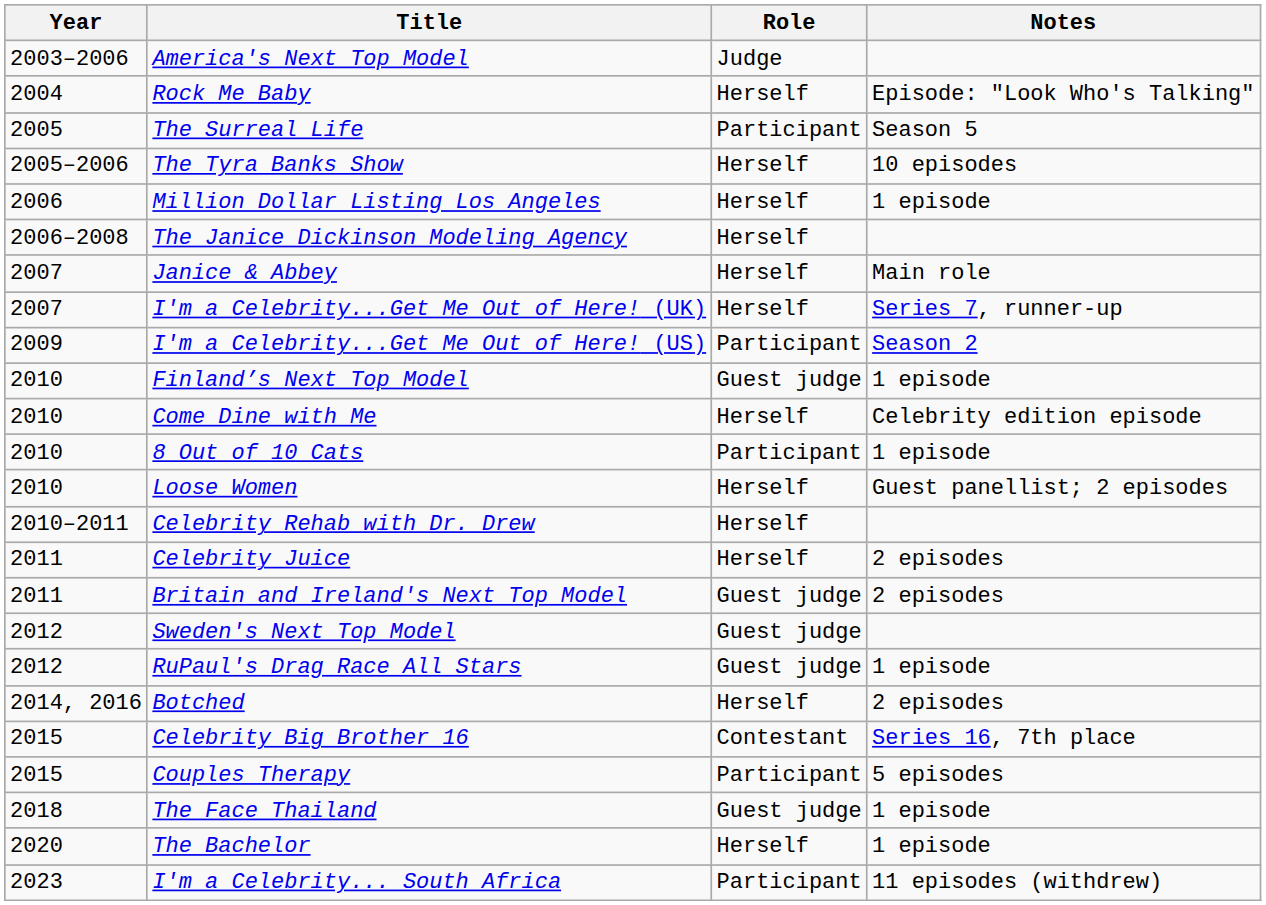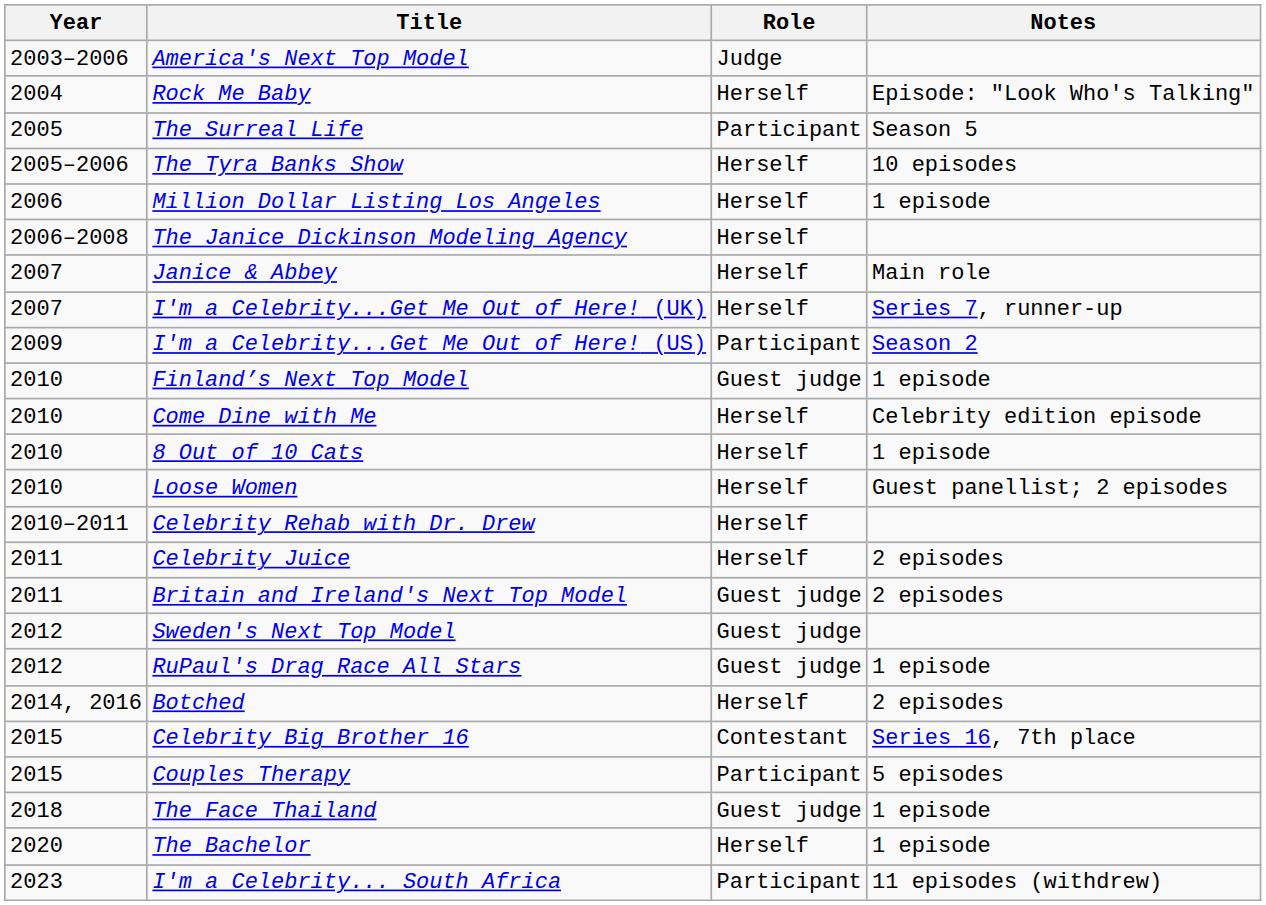(789, 452) Participant -> (763, 452) Herself
